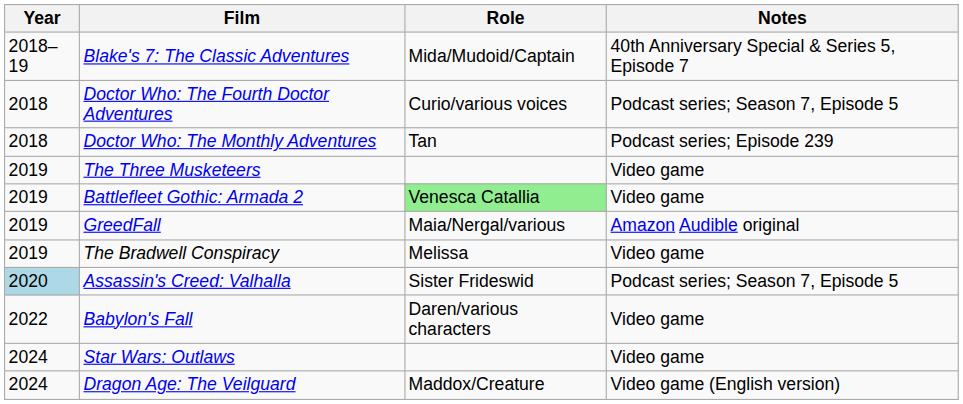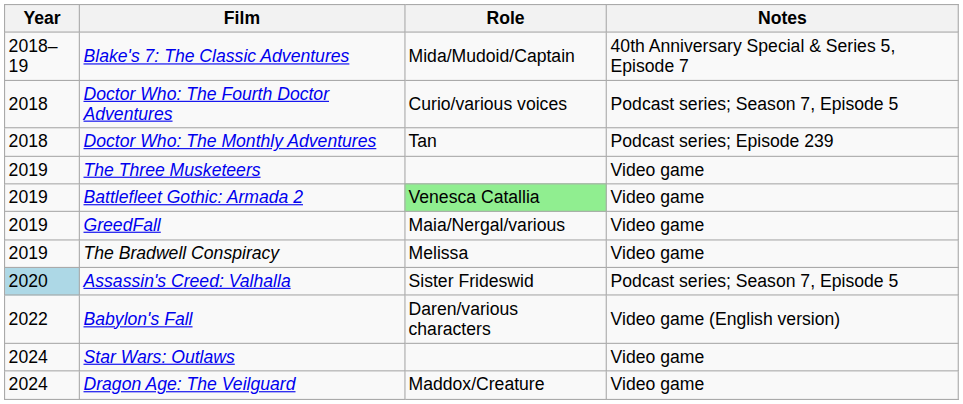(705, 225) Amazon Audible original -> (657, 225) Video game
(657, 319) Video game -> (725, 319) Video game (English version)
(725, 384) Video game (English version) -> (657, 384) Video game
